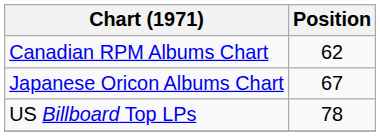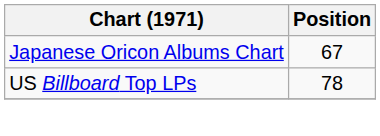- row: (139, 51)
